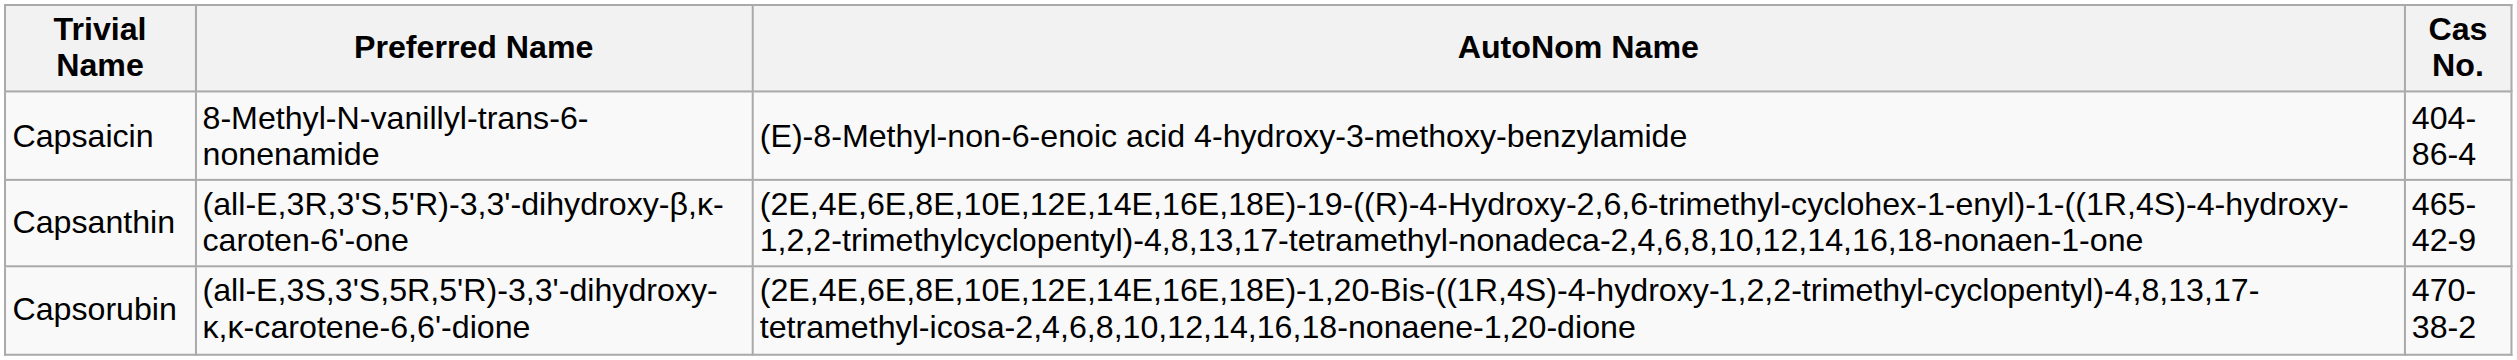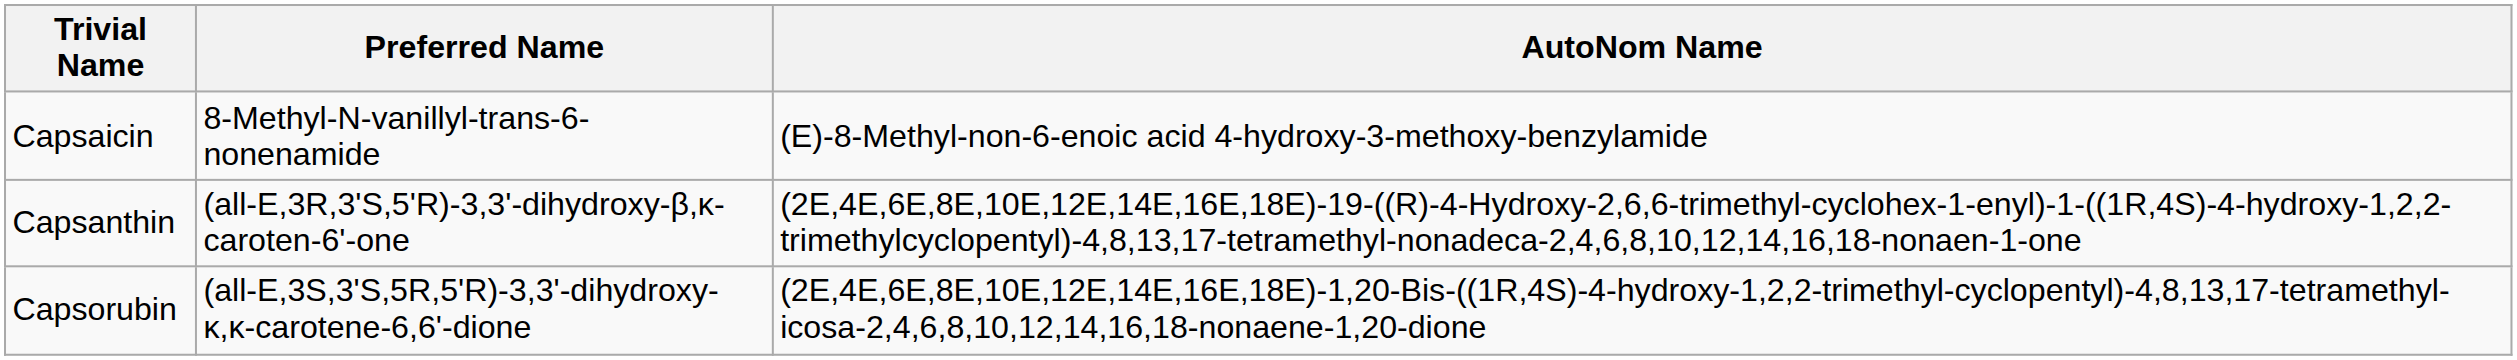- column: (2458, 48)
